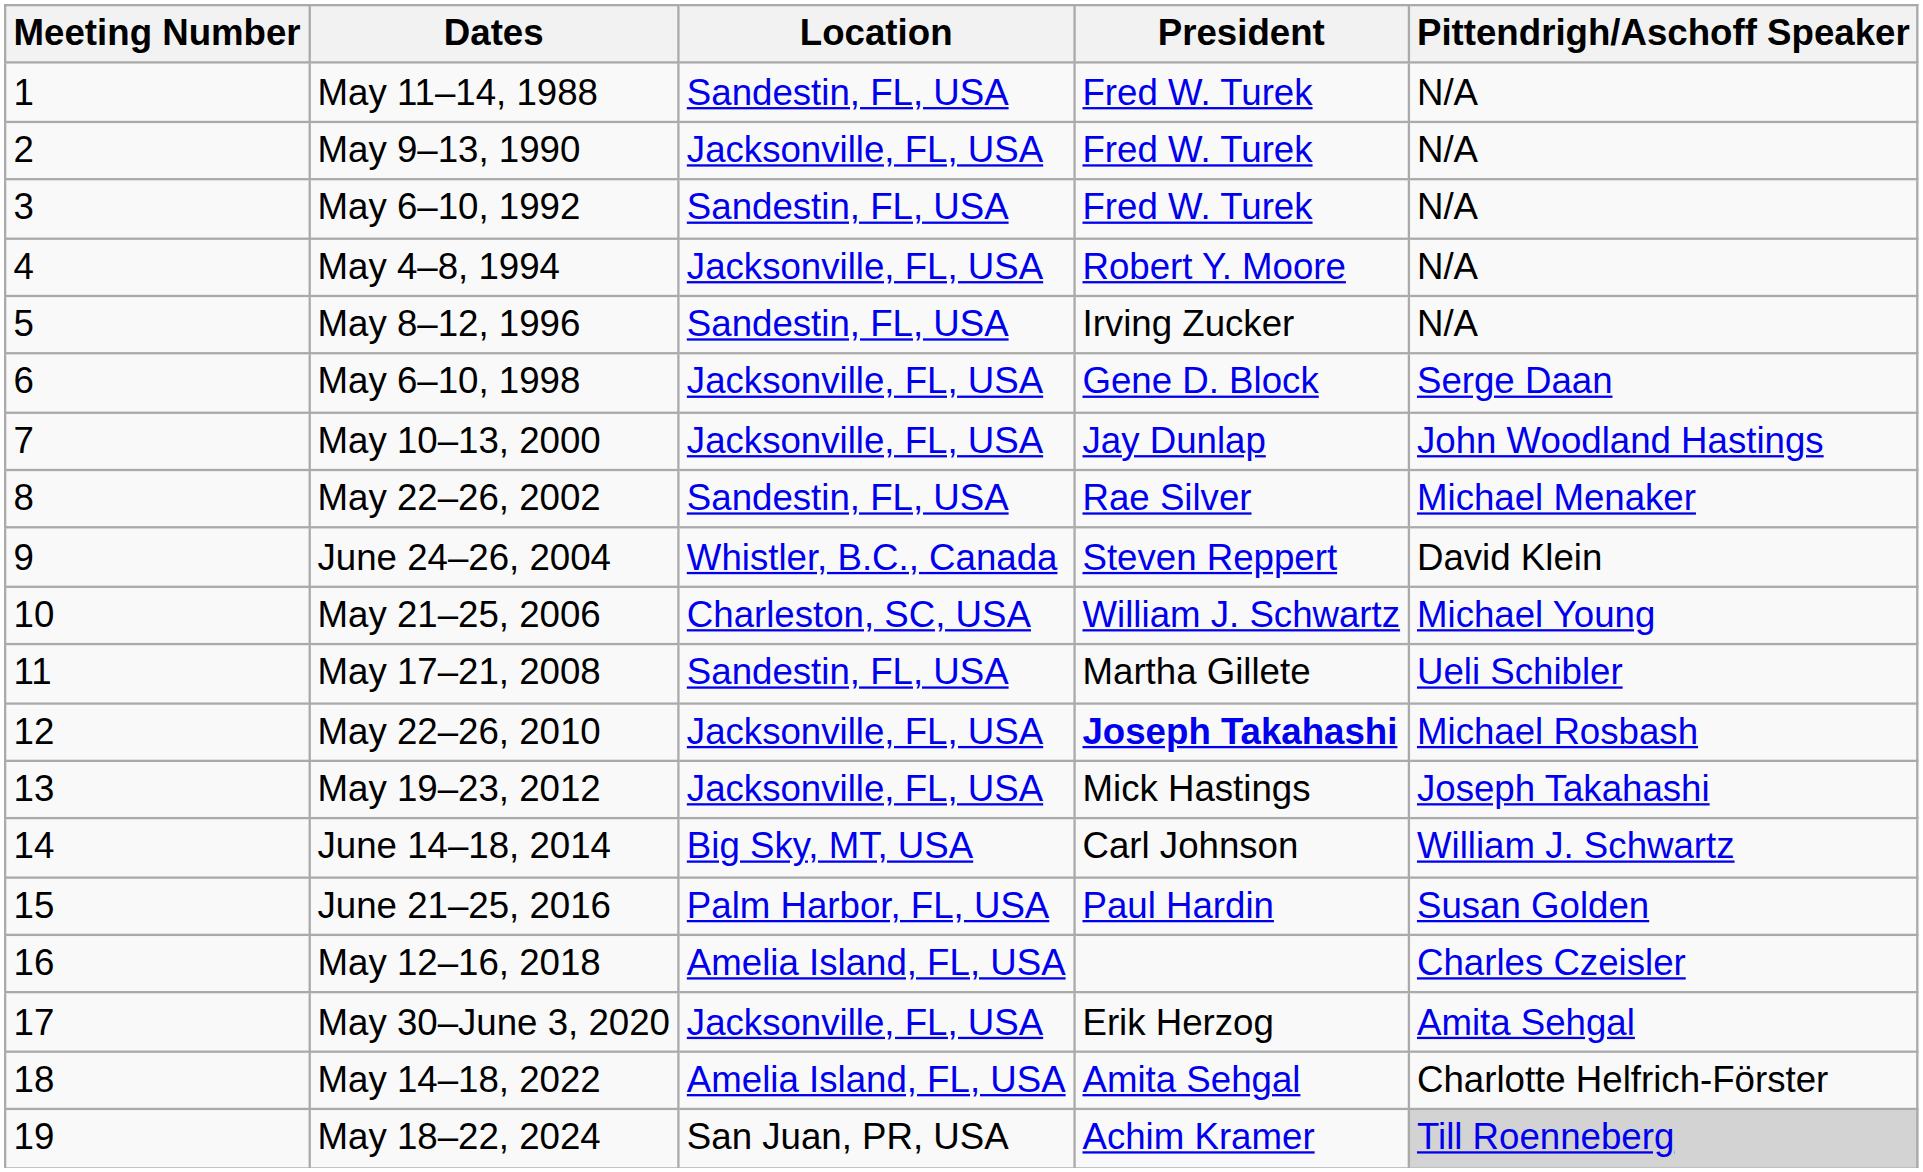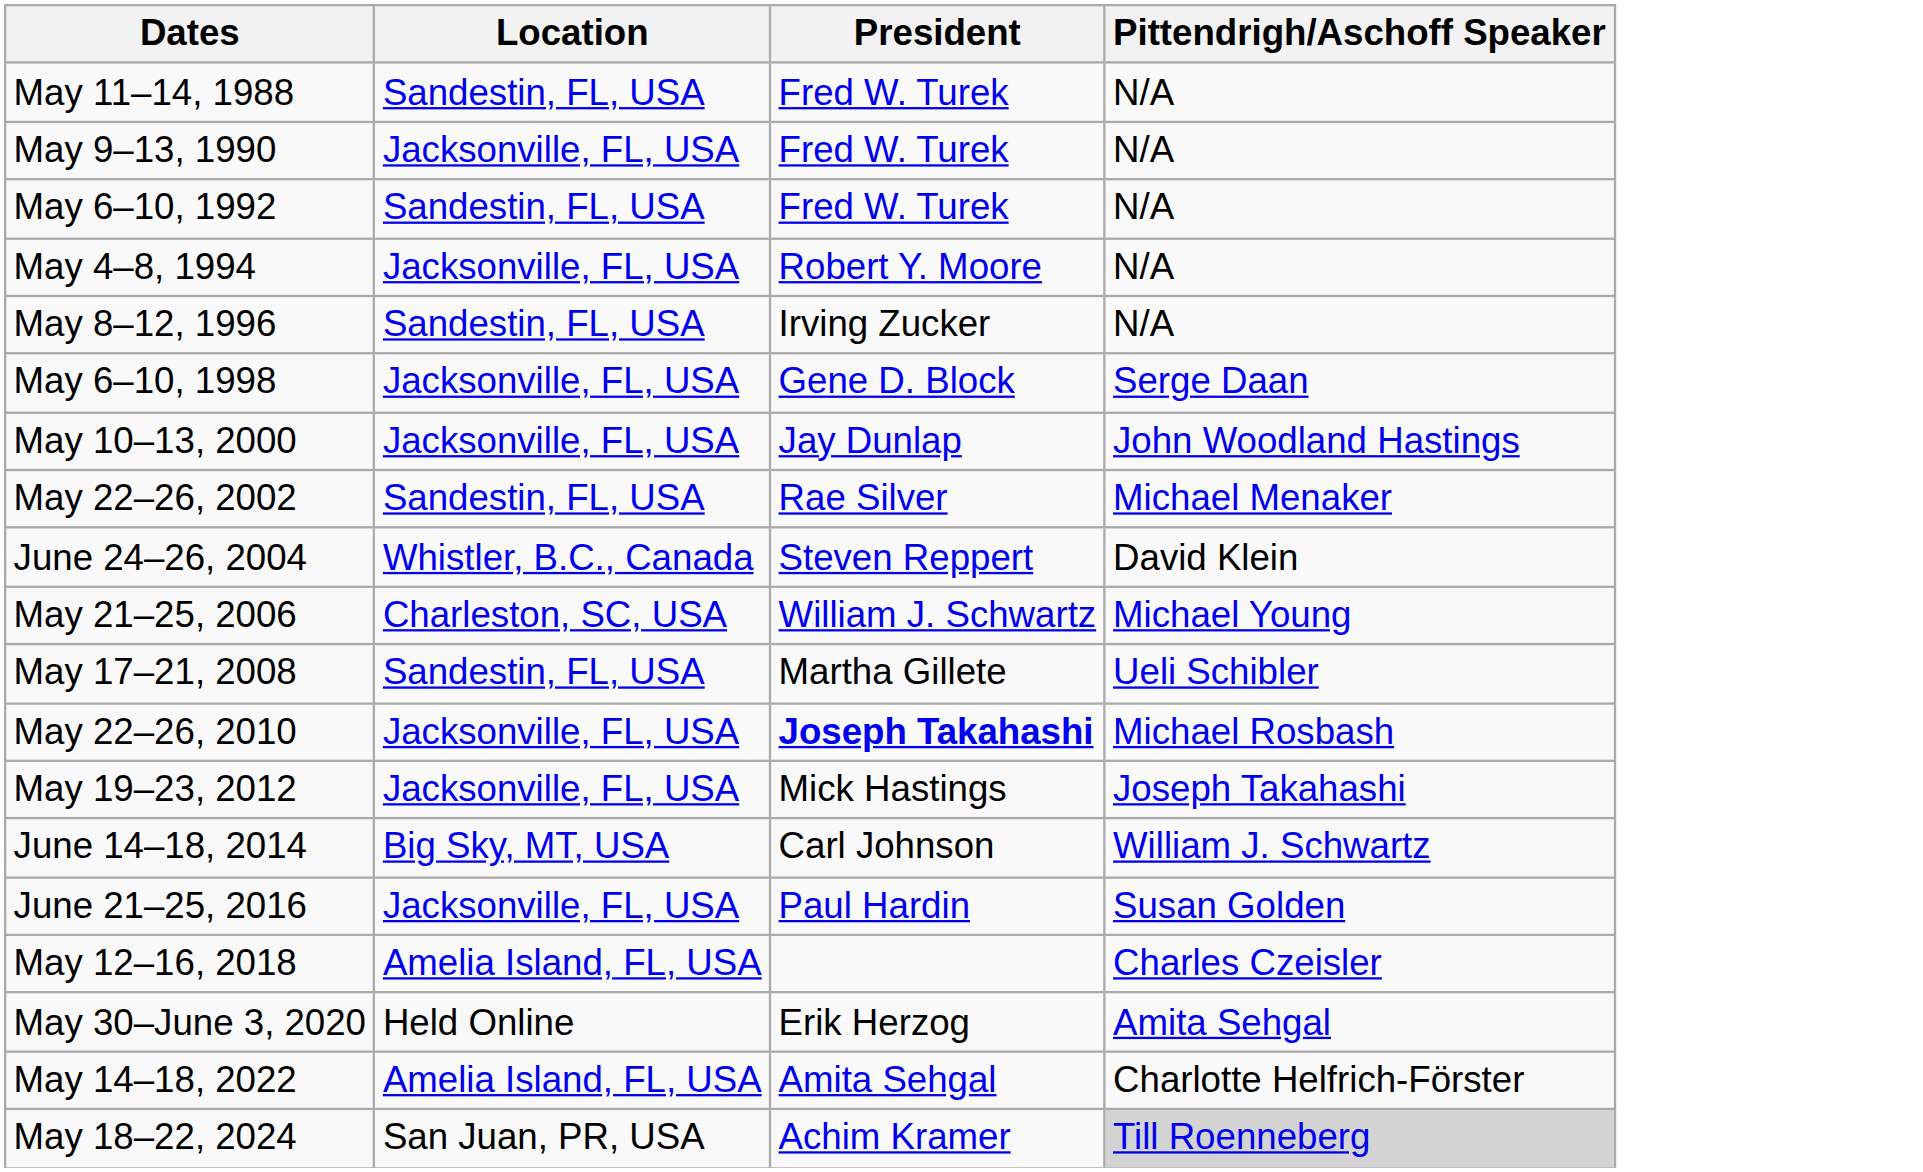- column: (157, 33)
(868, 905) Palm Harbor, FL, USA -> (561, 905) Jacksonville, FL, USA
(865, 1021) Jacksonville, FL, USA -> (479, 1021) Held Online
